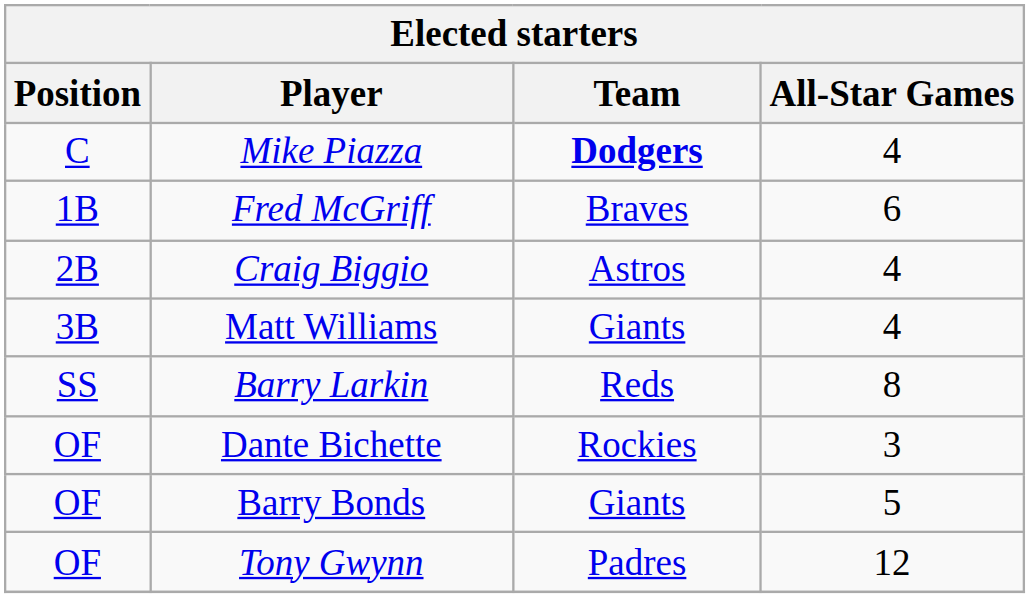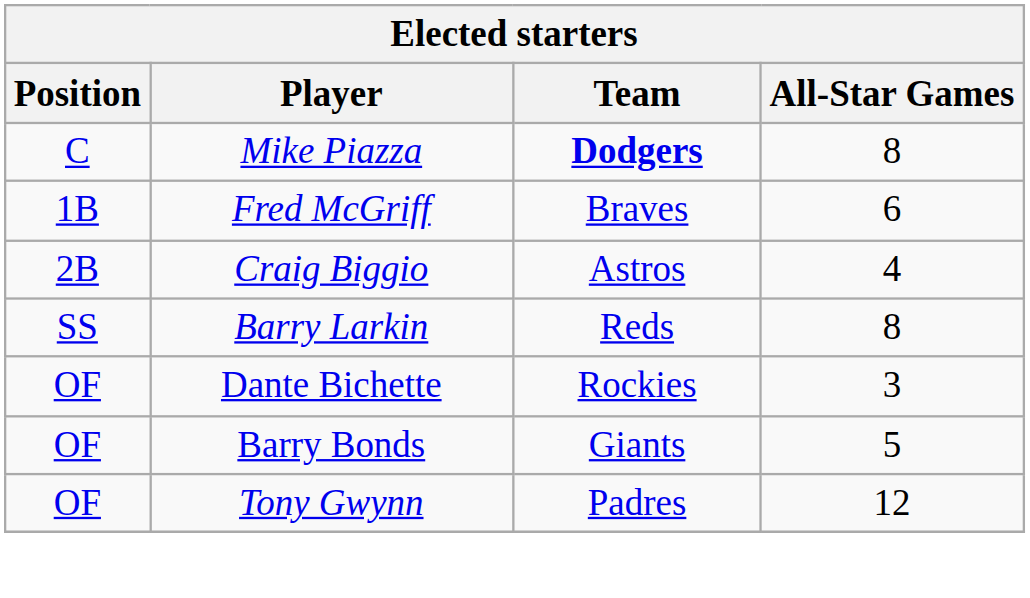(892, 151) 4 -> (892, 151) 8
- row: (331, 326)
